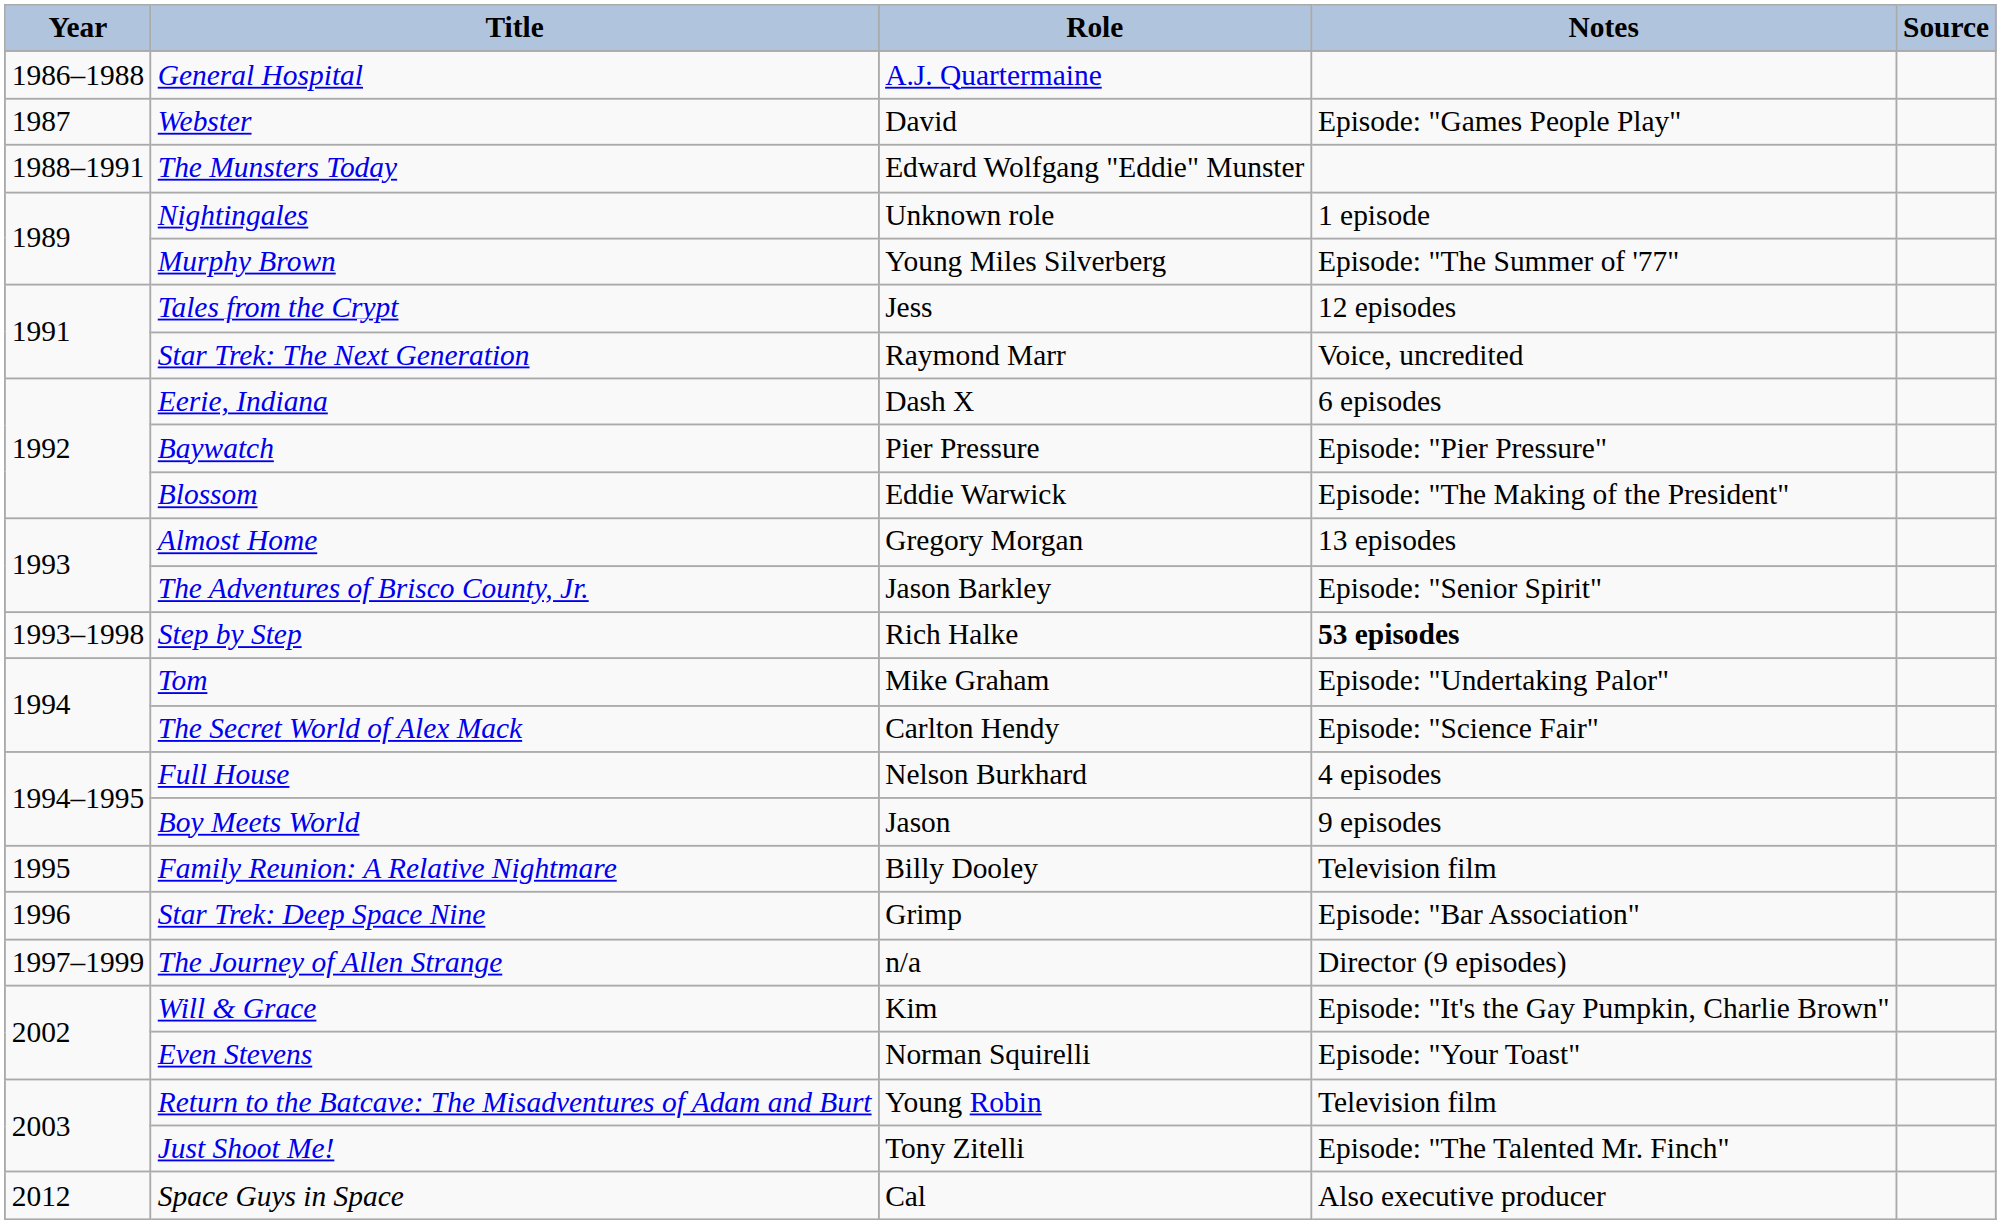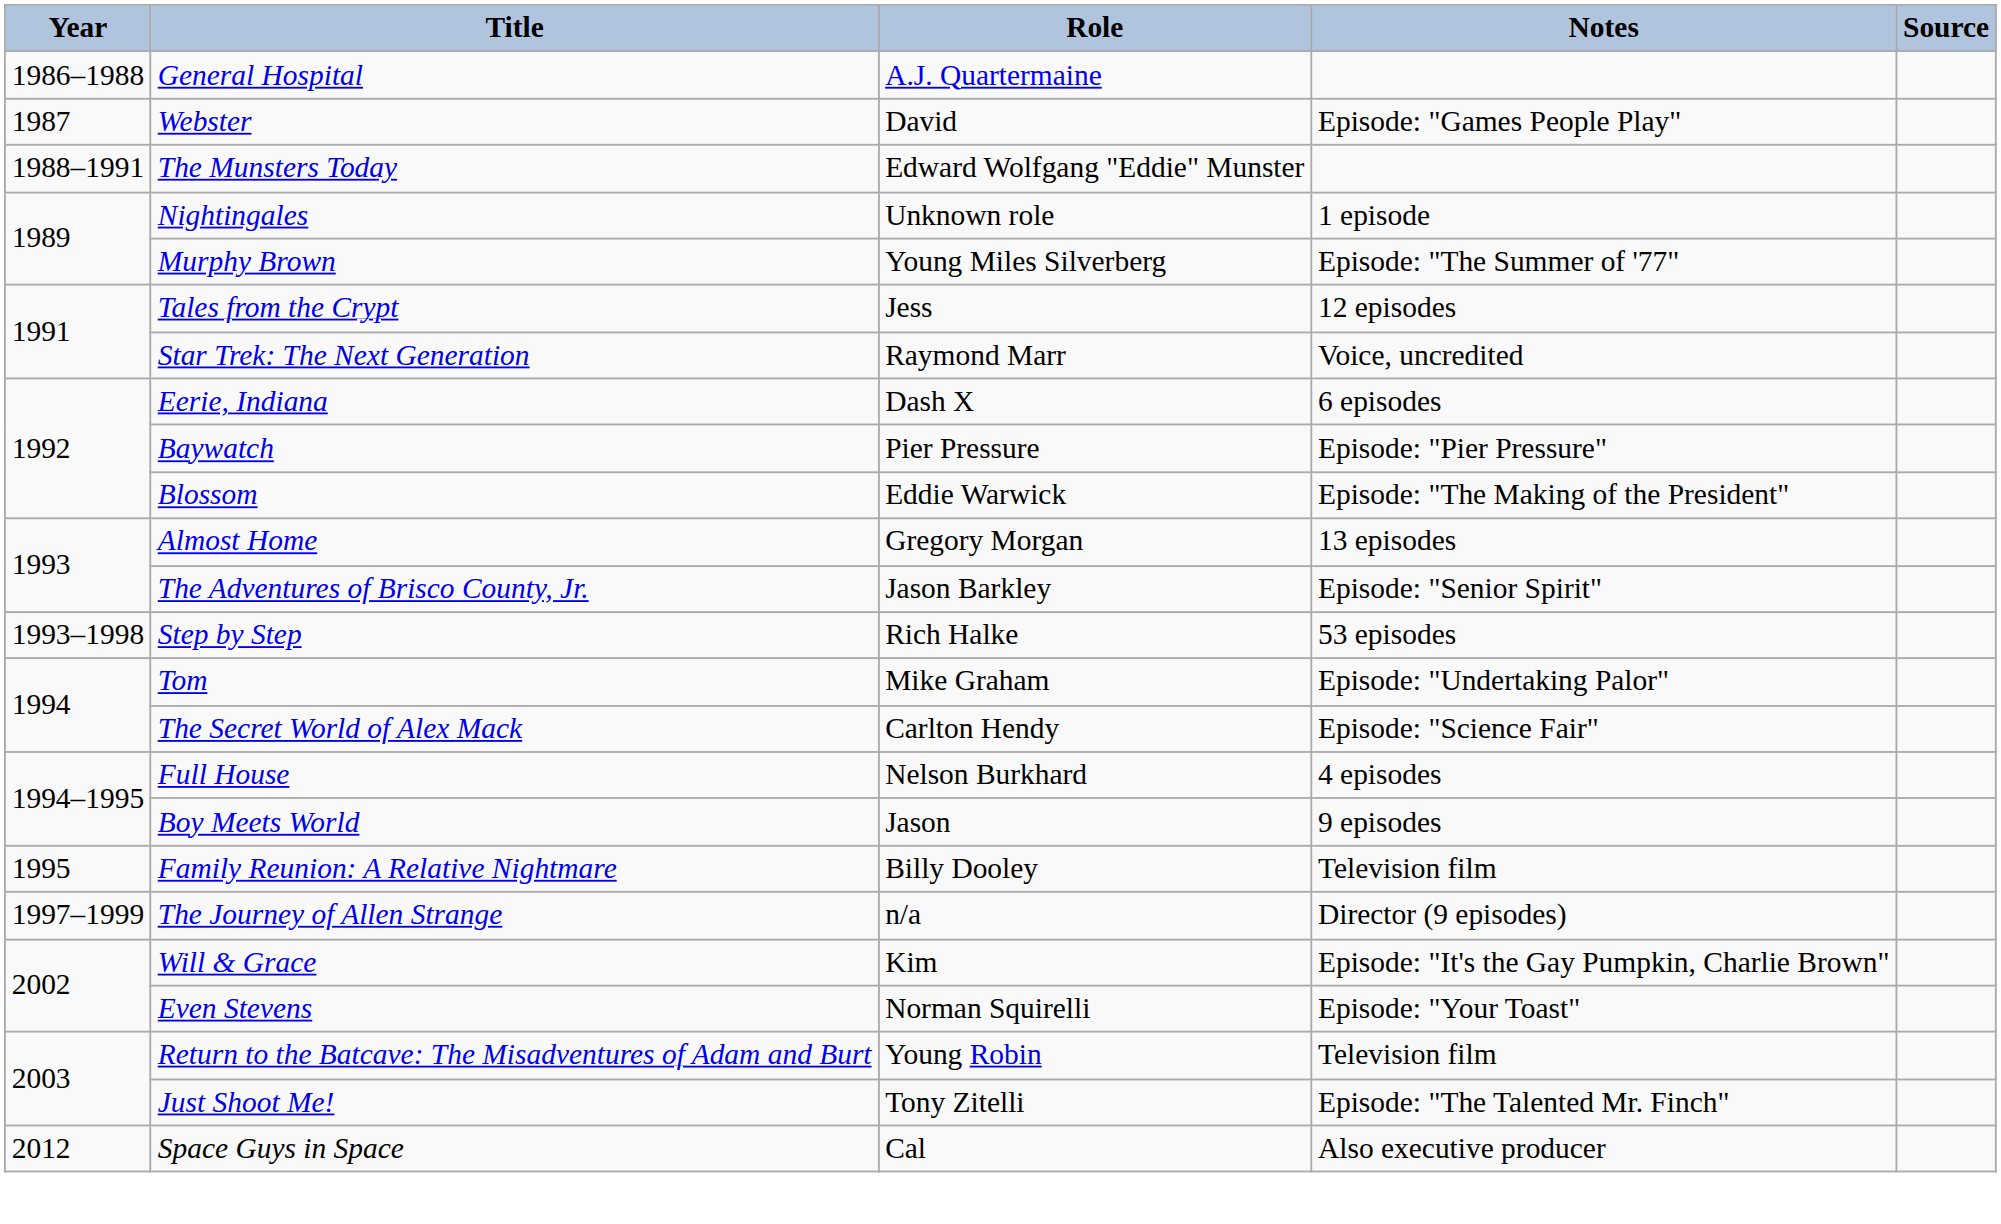(1389, 634) bold -> (1387, 634) normal
- row: (322, 914)
